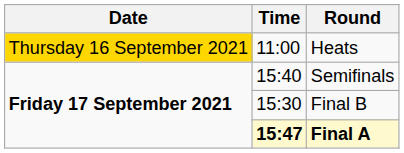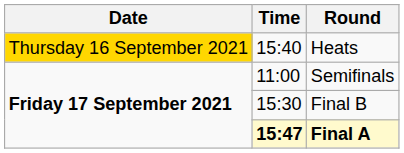(278, 47) 11:00 -> (279, 47) 15:40
(279, 76) 15:40 -> (278, 76) 11:00
